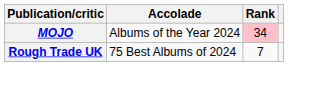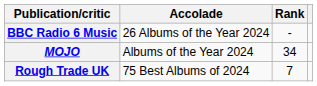+ row: (62, 33)
(260, 33) pink background -> (290, 52) no background
